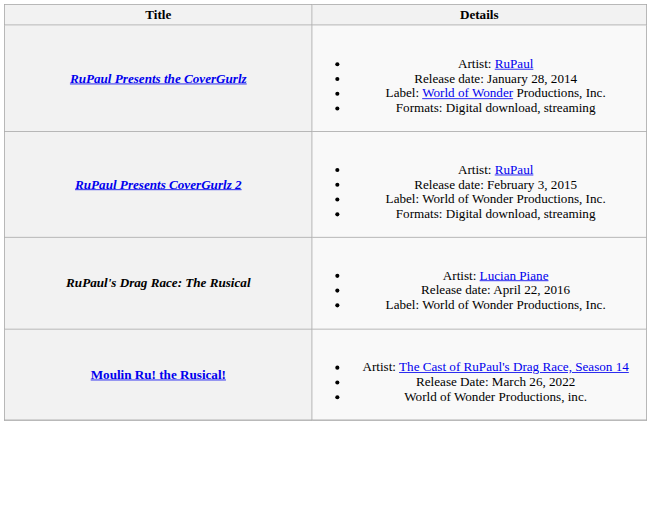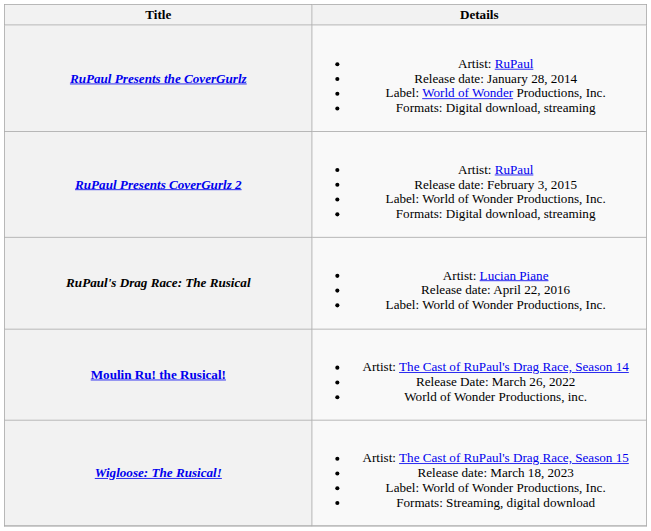+ row: (158, 473)
